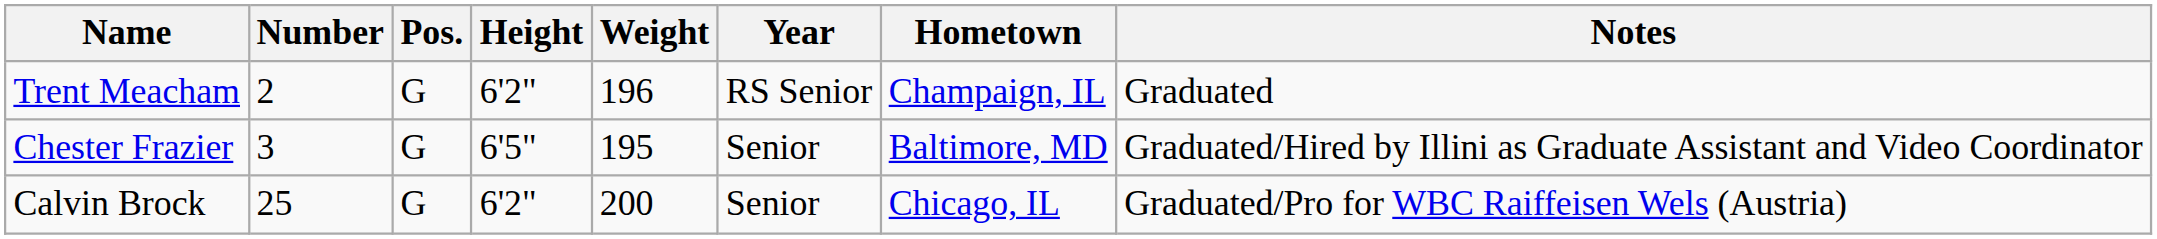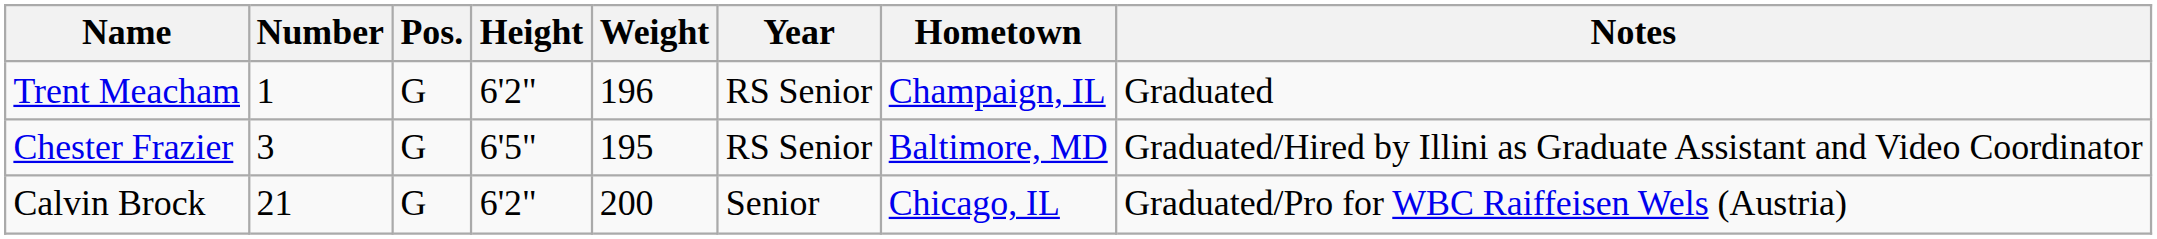(265, 89) 2 -> (265, 89) 1
(773, 146) Senior -> (799, 146) RS Senior
(274, 203) 25 -> (274, 203) 21
